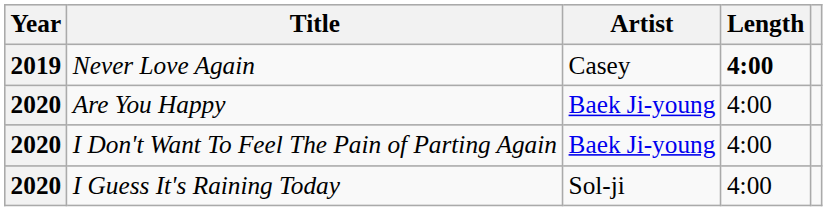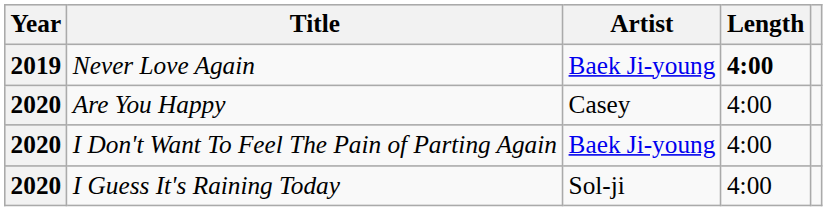(599, 64) Casey -> (642, 64) Baek Ji-young
(642, 104) Baek Ji-young -> (599, 104) Casey
